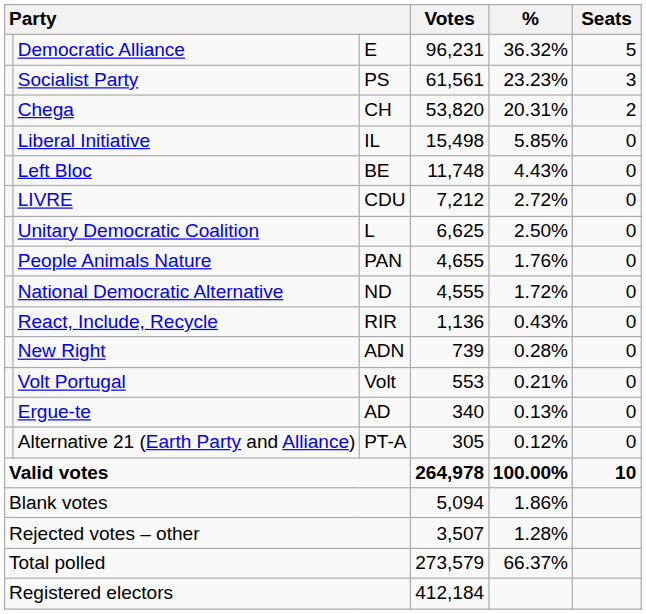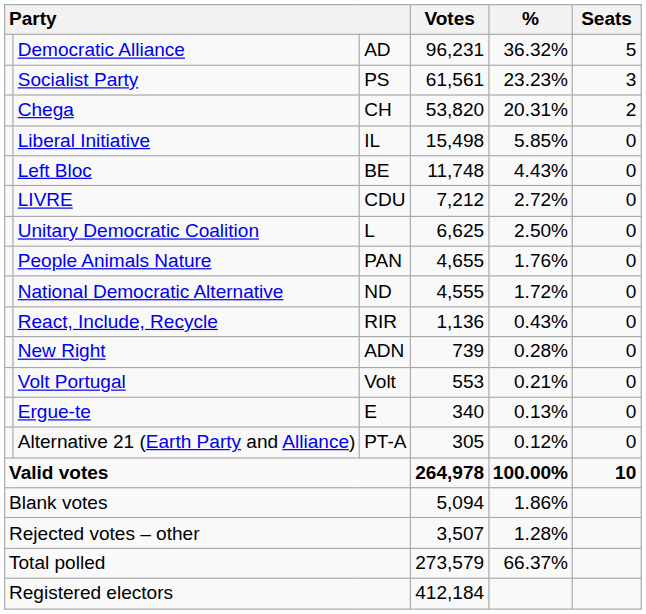(370, 49) E -> (377, 49) AD
(377, 412) AD -> (370, 412) E
